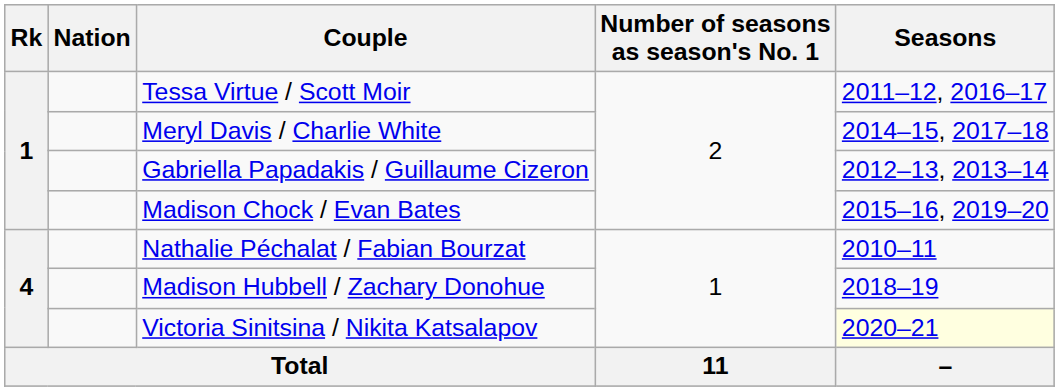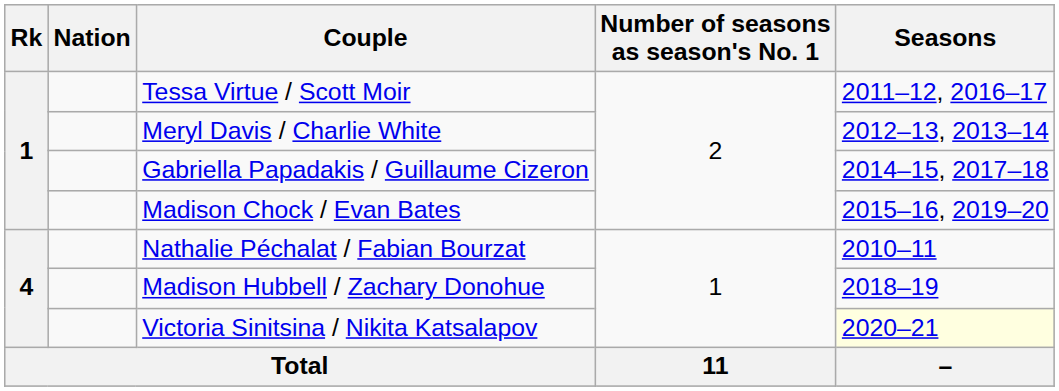(945, 130) 2014–15, 2017–18 -> (945, 130) 2012–13, 2013–14
(945, 170) 2012–13, 2013–14 -> (945, 170) 2014–15, 2017–18
